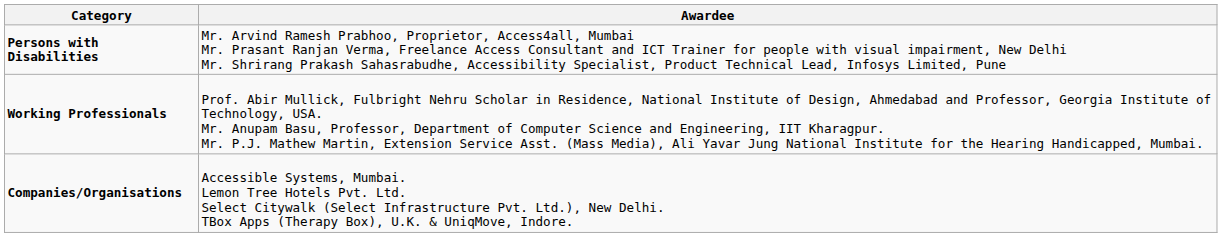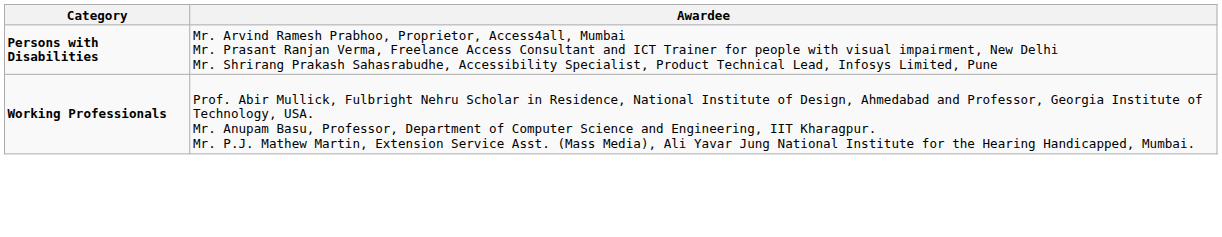- row: (95, 193)
